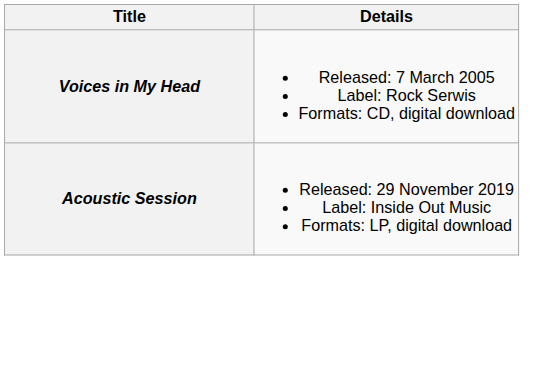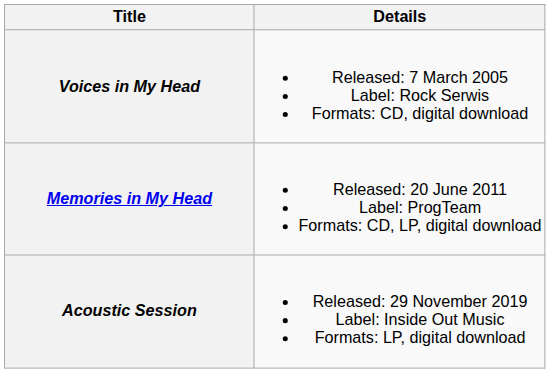+ row: (129, 198)
